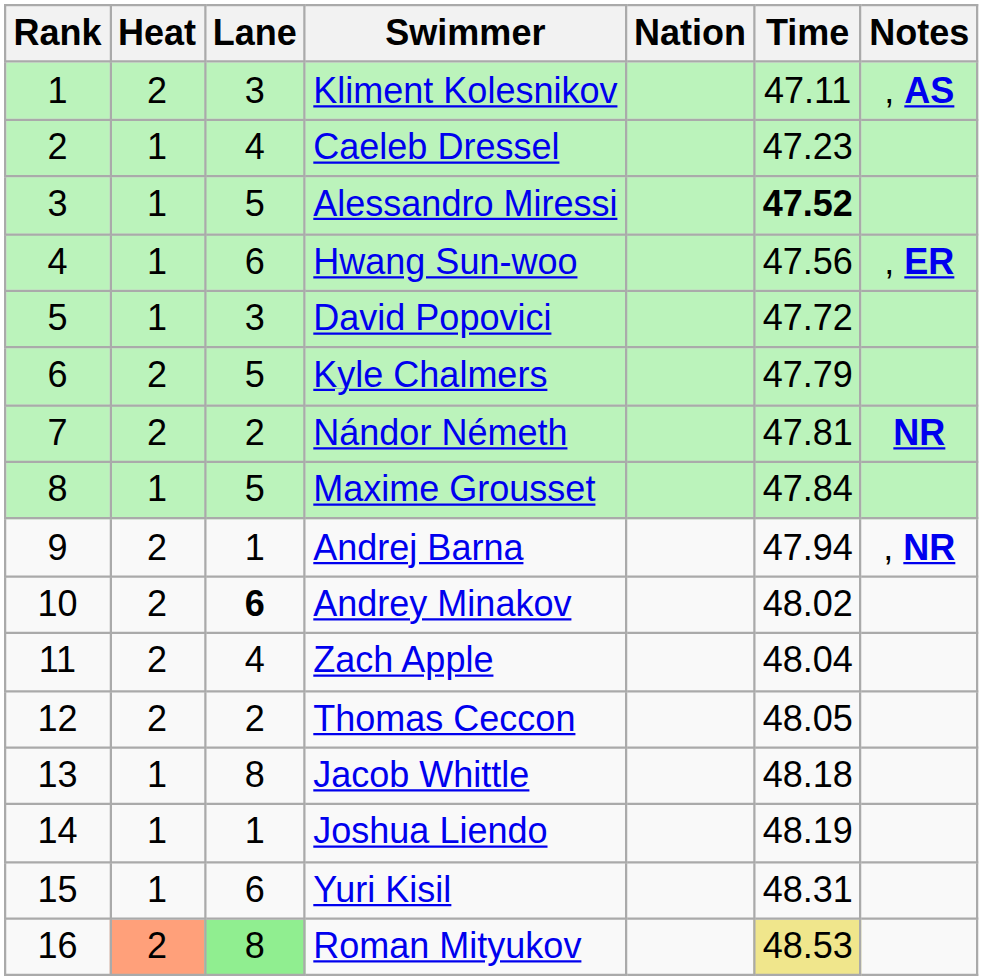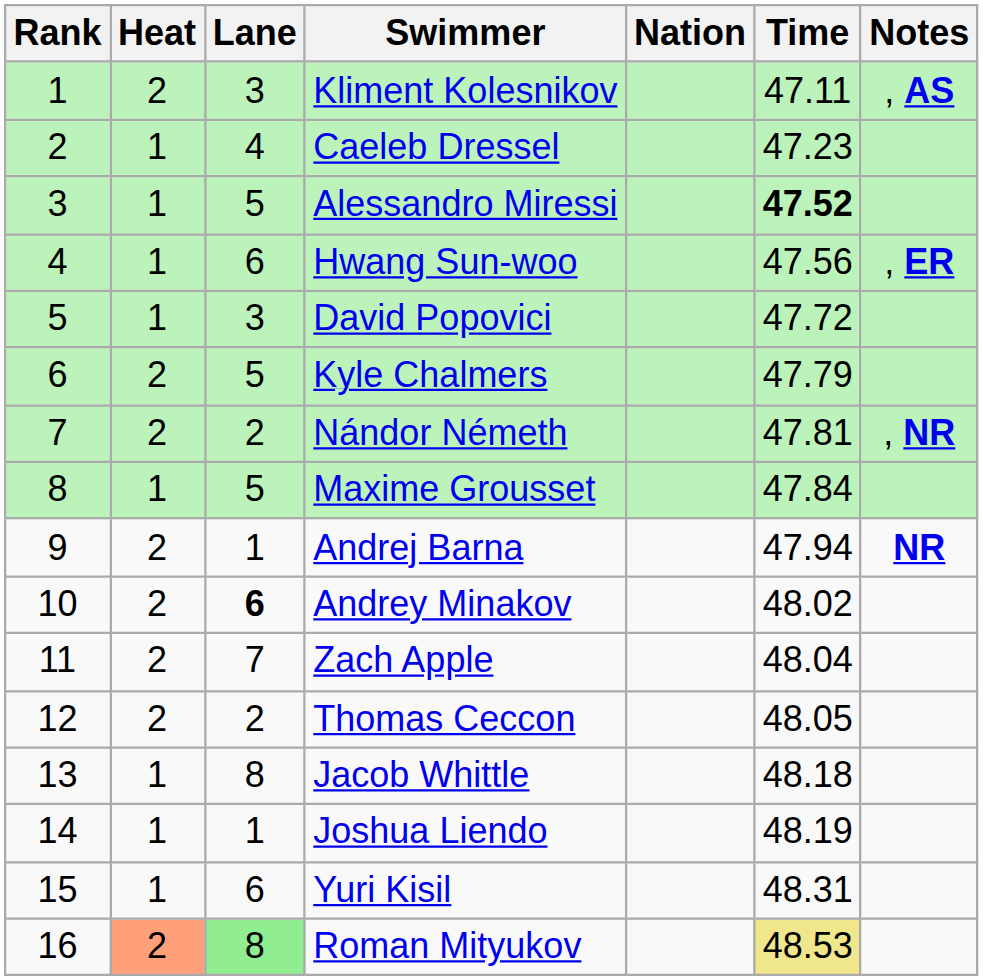(919, 432) NR -> (919, 432) , NR
(919, 546) , NR -> (919, 546) NR
(255, 661) 4 -> (255, 661) 7
